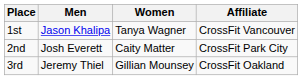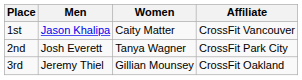(151, 30) Tanya Wagner -> (145, 30) Caity Matter
(145, 48) Caity Matter -> (151, 48) Tanya Wagner
